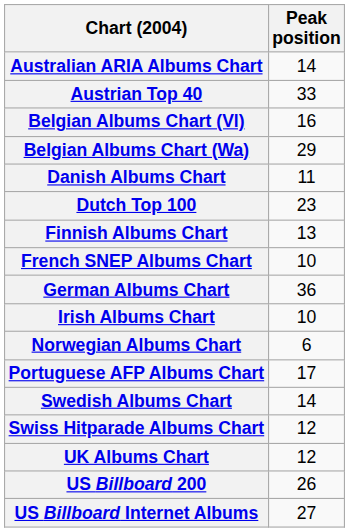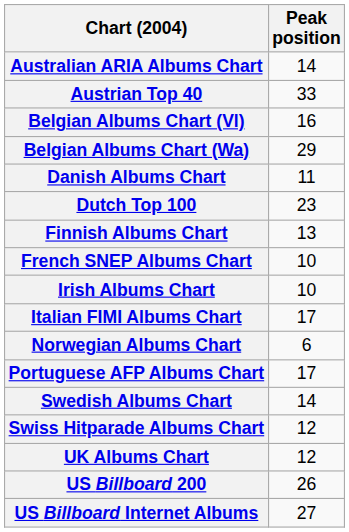- row: (136, 289)
+ row: (136, 317)
